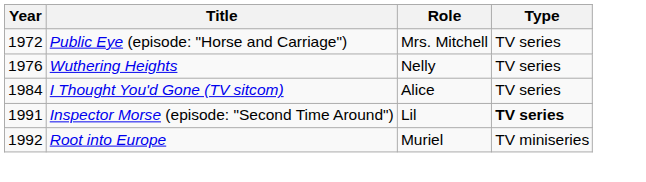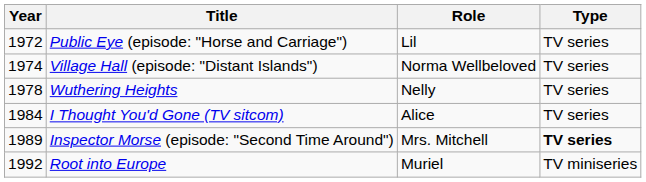(444, 41) Mrs. Mitchell -> (409, 41) Lil
+ row: (184, 66)
(25, 66) 1976 -> (25, 90) 1978
(25, 115) 1991 -> (25, 139) 1989
(409, 115) Lil -> (444, 139) Mrs. Mitchell
